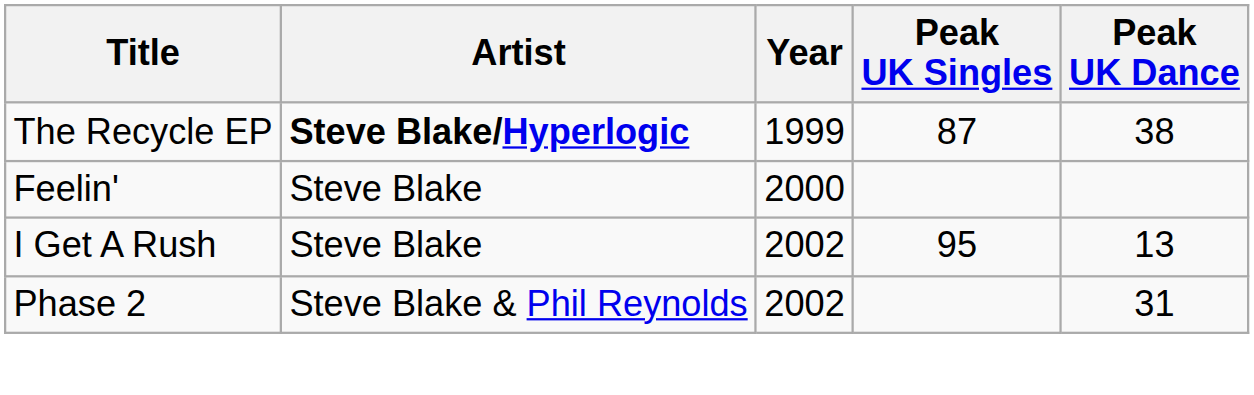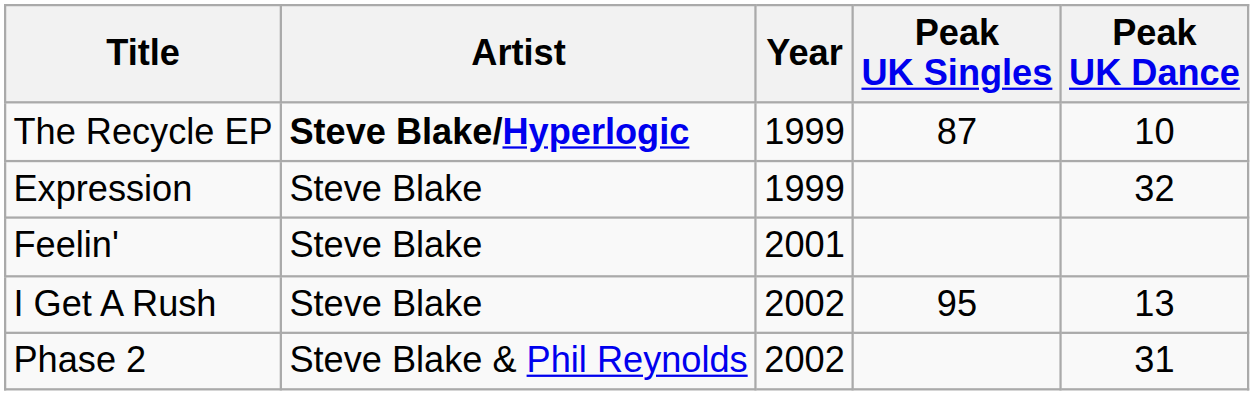(1154, 131) 38 -> (1154, 131) 10
+ row: (103, 188)
(805, 188) 2000 -> (805, 245) 2001
